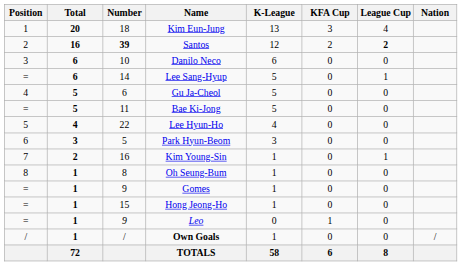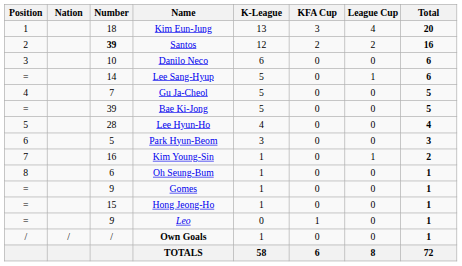columns swapped: (435, 12) <-> (75, 12)
(386, 44) bold -> (373, 44) normal
(124, 92) 6 -> (112, 92) 7
(124, 108) 11 -> (112, 108) 39
(124, 124) 22 -> (112, 124) 28
(124, 173) 8 -> (112, 173) 6
